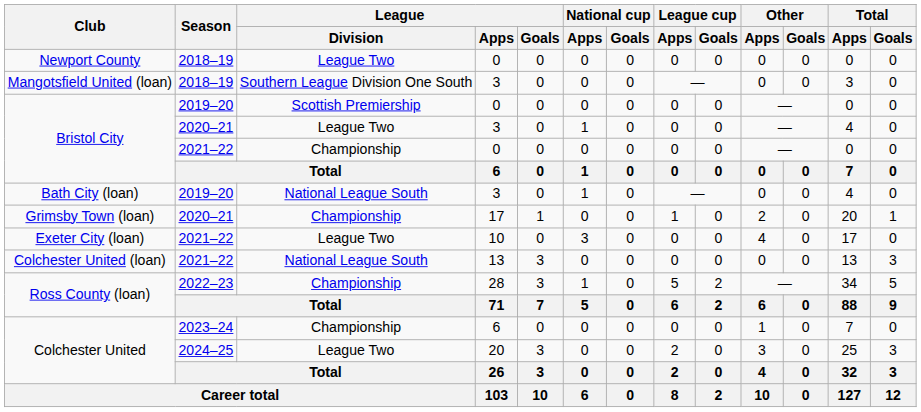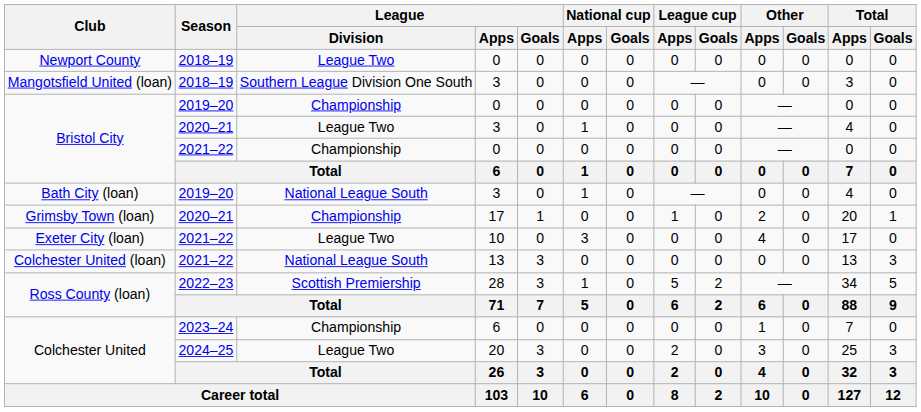(356, 104) Scottish Premiership -> (356, 104) Championship
(356, 283) Championship -> (356, 283) Scottish Premiership
